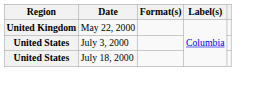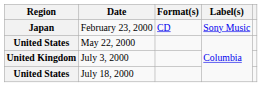+ row: (117, 27)
(41, 27) United Kingdom -> (41, 43) United States
(41, 43) United States -> (41, 58) United Kingdom
